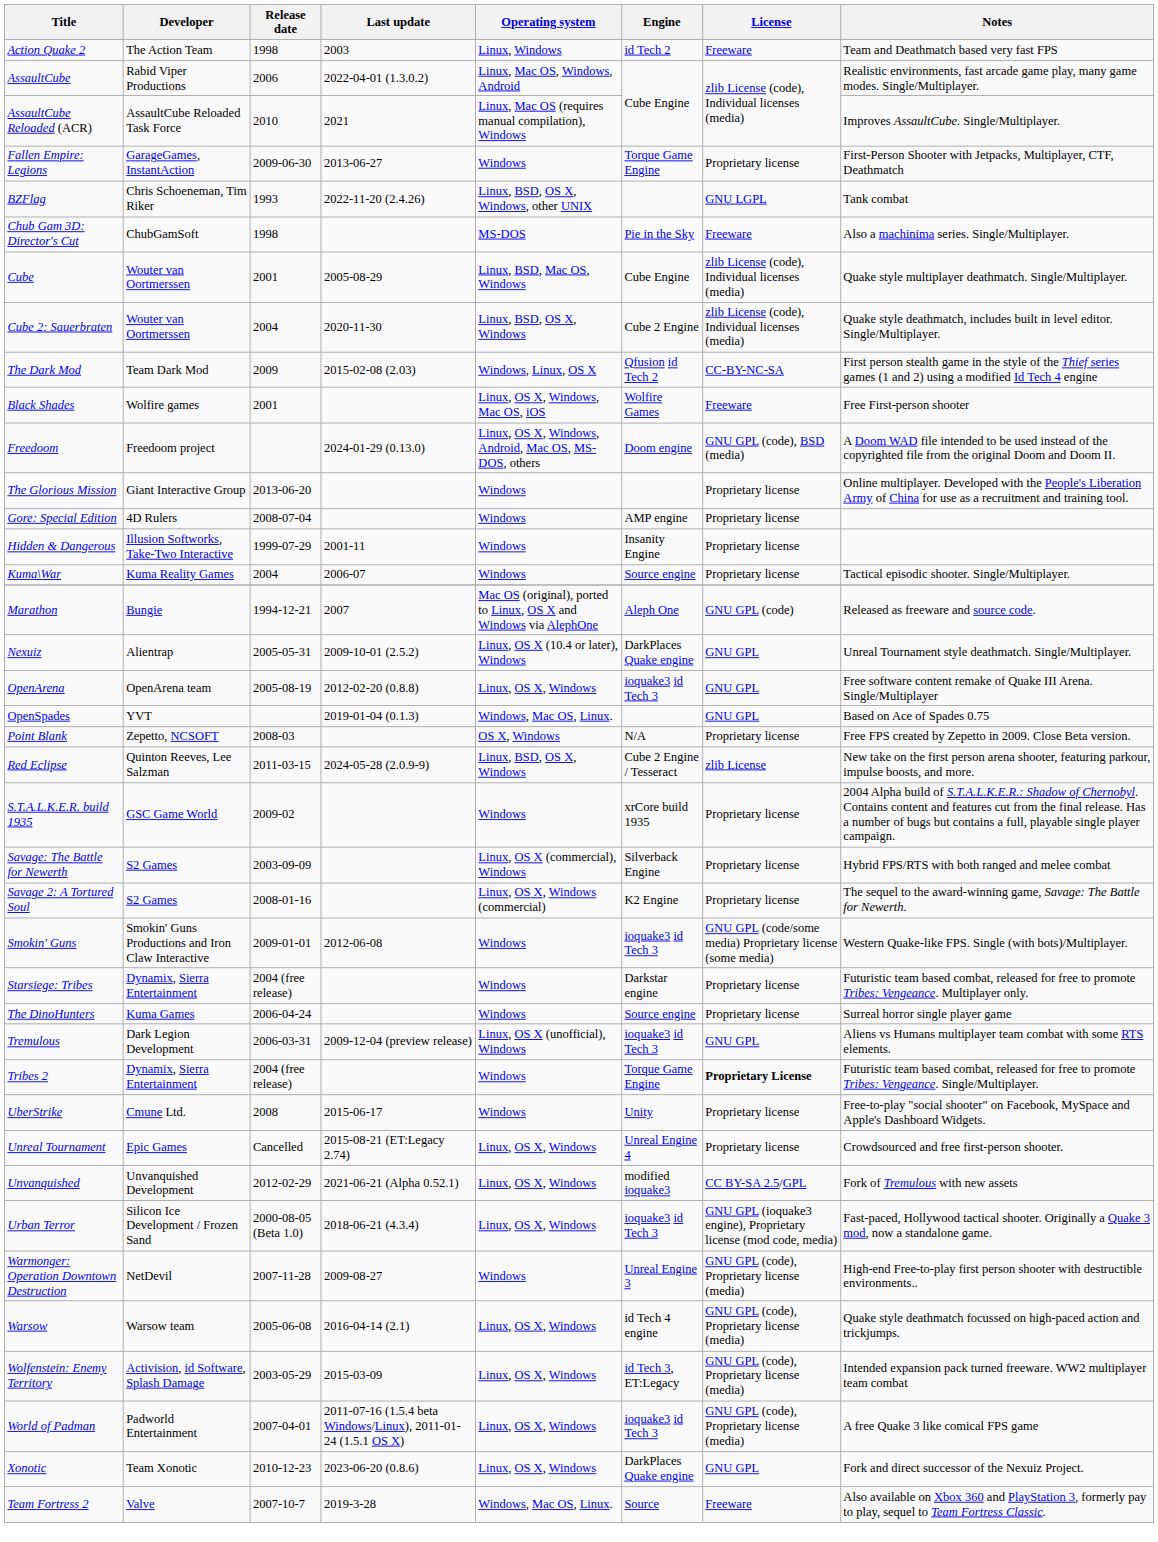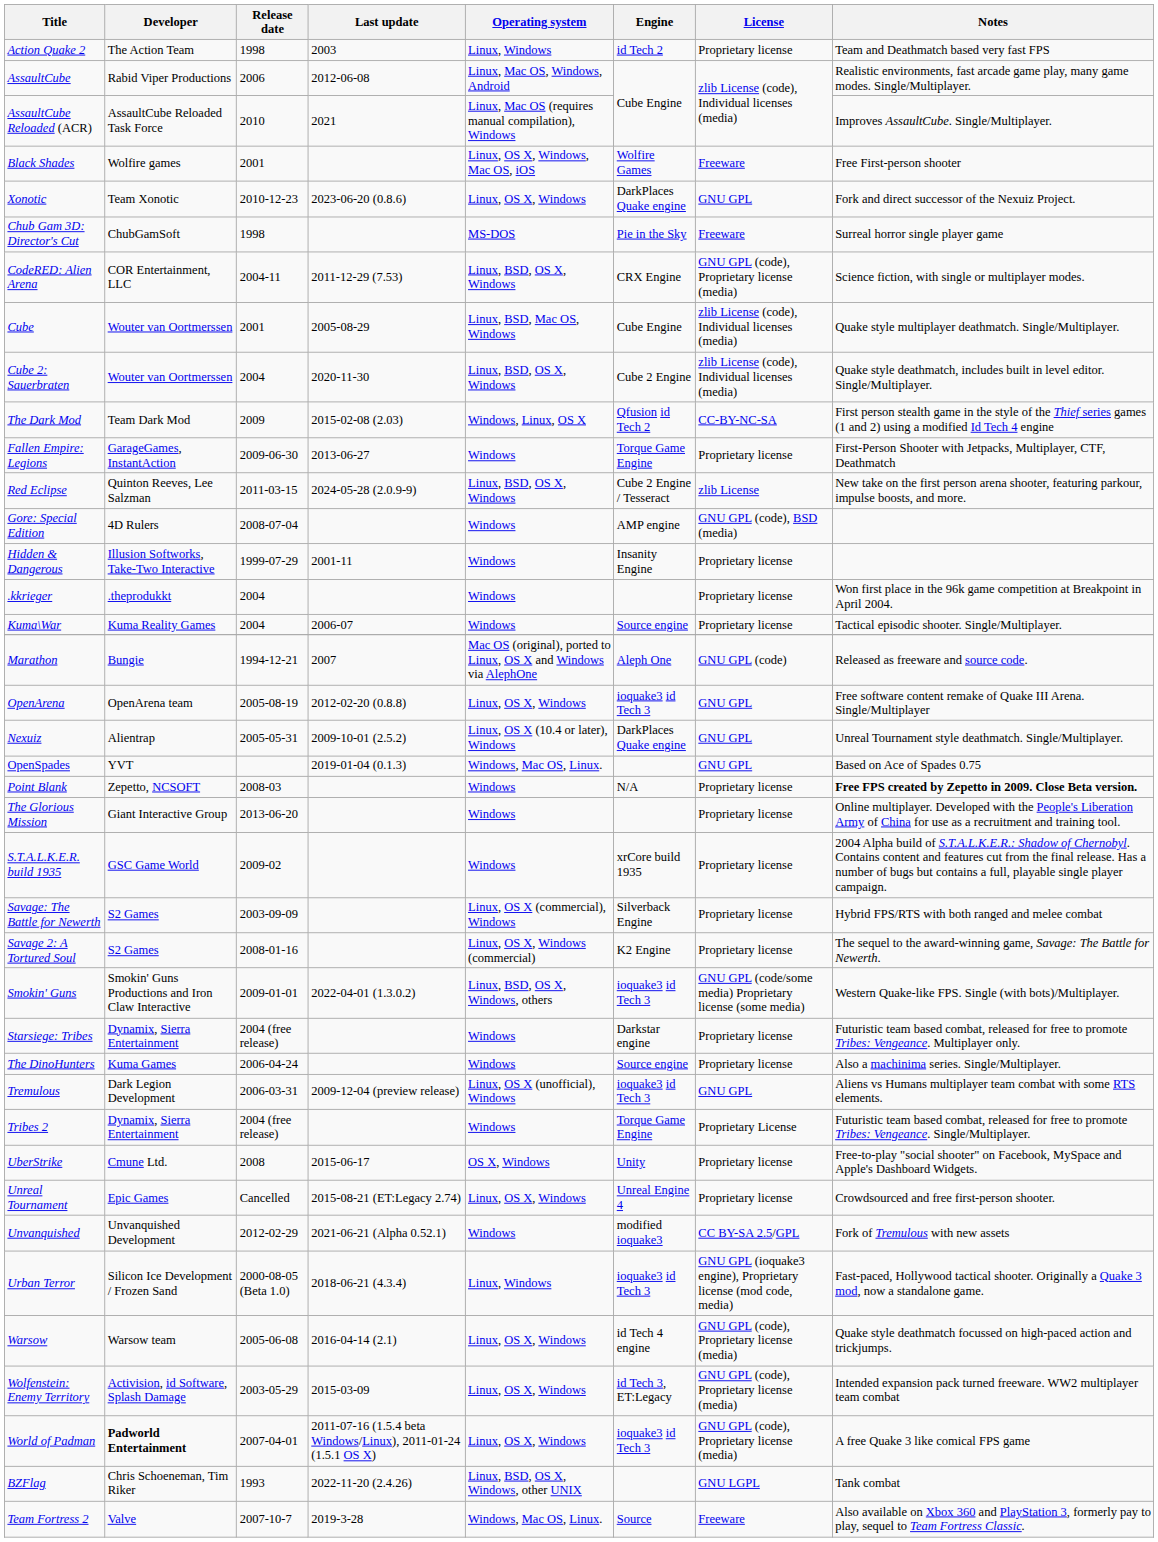(729, 49) Freeware -> (745, 49) Proprietary license
(376, 77) 2022-04-01 (1.3.0.2) -> (340, 77) 2012-06-08
rows swapped: (41, 404) <-> (46, 163)
rows swapped: (27, 198) <-> (27, 1468)
(956, 233) Also a machinima series. Single/Multiplayer. -> (919, 233) Surreal horror single player game
+ row: (50, 276)
- row: (33, 447)
rows swapped: (62, 490) <-> (37, 764)
(752, 518) Proprietary license -> (758, 525) GNU GPL (code), BSD (media)
+ row: (30, 596)
rows swapped: (24, 652) <-> (36, 687)
(519, 736) OS X, Windows -> (492, 786) Windows
(987, 736) normal -> (986, 786) bold
(353, 942) 2012-06-08 -> (363, 992) 2022-04-01 (1.3.0.2)
(502, 942) Windows -> (517, 992) Linux, BSD, OS X, Windows, others
(927, 1013) Surreal horror single player game -> (948, 1063) Also a machinima series. Single/Multiplayer.
(758, 1076) bold -> (747, 1126) normal
(502, 1112) Windows -> (509, 1162) OS X, Windows
(537, 1182) Linux, OS X, Windows -> (492, 1232) Windows
(537, 1225) Linux, OS X, Windows -> (510, 1282) Linux, Windows
- row: (62, 1275)
(162, 1425) normal -> (147, 1440) bold
